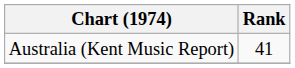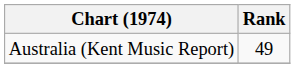(264, 48) 41 -> (264, 48) 49
